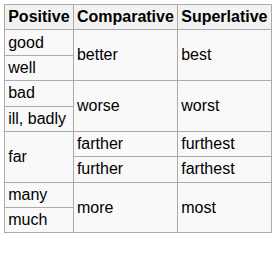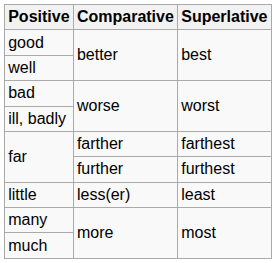(208, 144) furthest -> (208, 144) farthest
(208, 169) farthest -> (208, 169) furthest
+ row: (22, 194)
